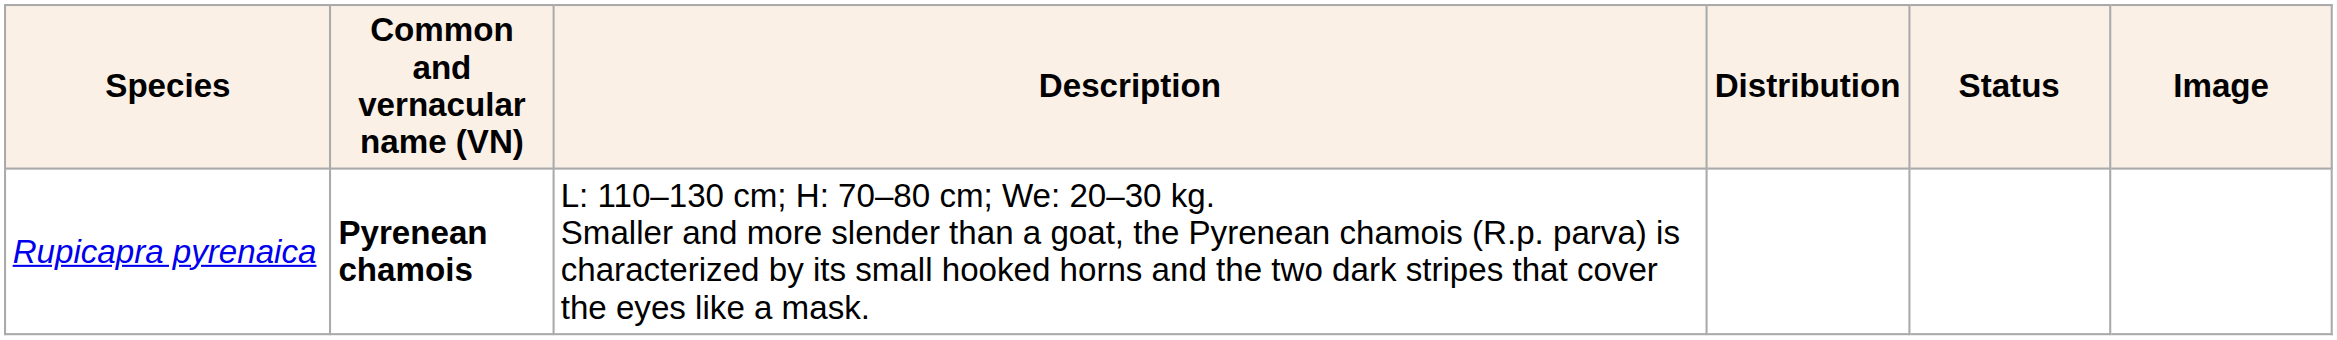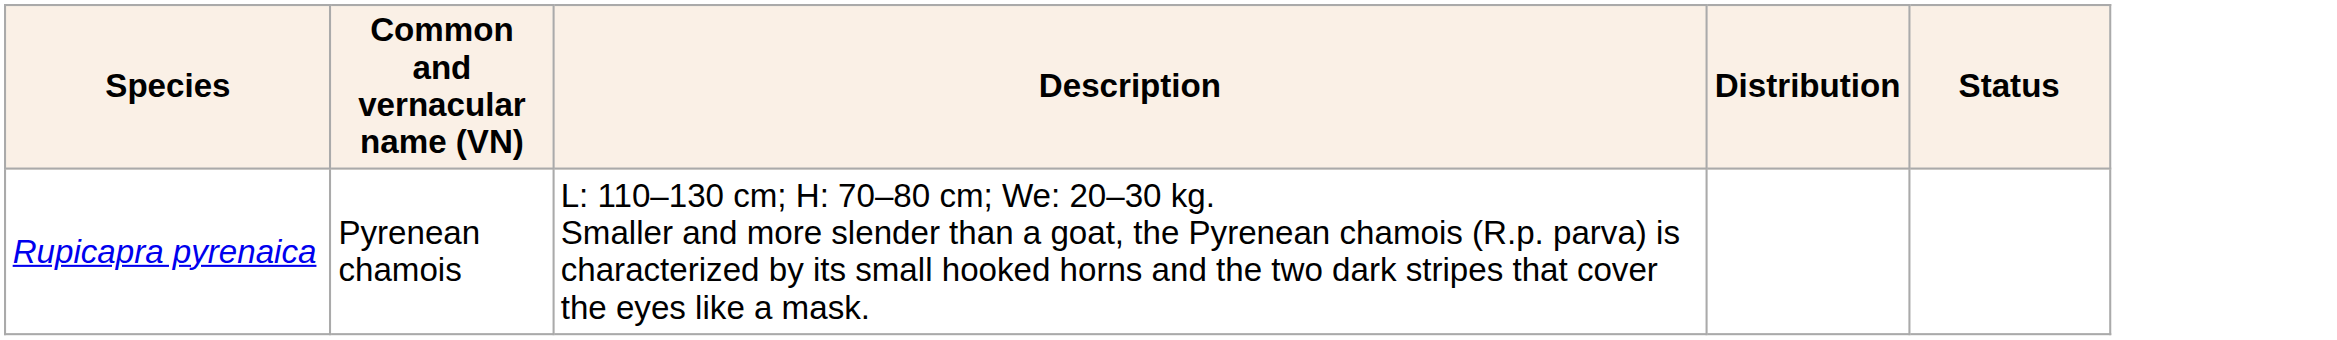- column: (2221, 86)
(413, 250) bold -> (409, 250) normal
